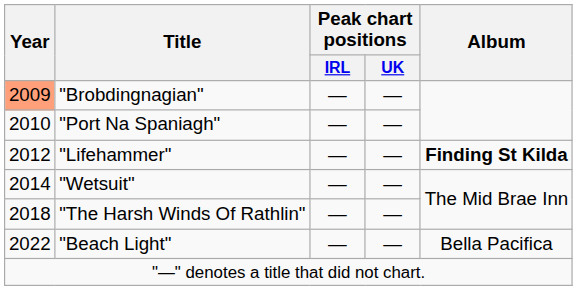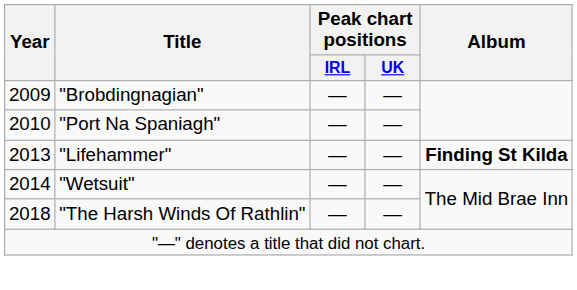(30, 95) lightsalmon background -> (30, 95) no background
(30, 154) 2012 -> (30, 154) 2013
- row: (115, 243)
